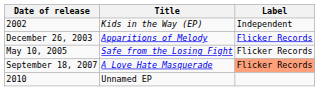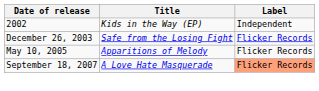(154, 39) Apparitions of Melody -> (167, 39) Safe from the Losing Fight
(167, 52) Safe from the Losing Fight -> (154, 52) Apparitions of Melody
- row: (16, 79)
